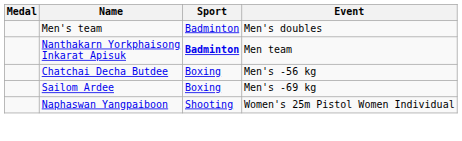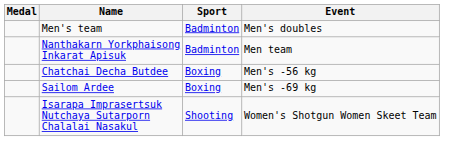(212, 51) bold -> (212, 51) normal
- row: (105, 105)
+ row: (102, 116)
